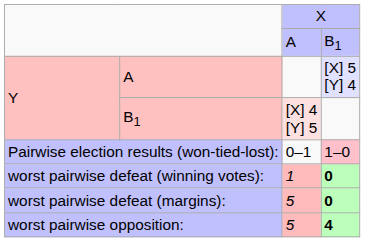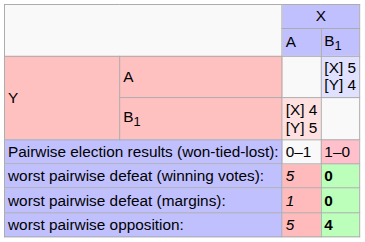(290, 176) 1 -> (290, 176) 5
(290, 200) 5 -> (290, 200) 1
